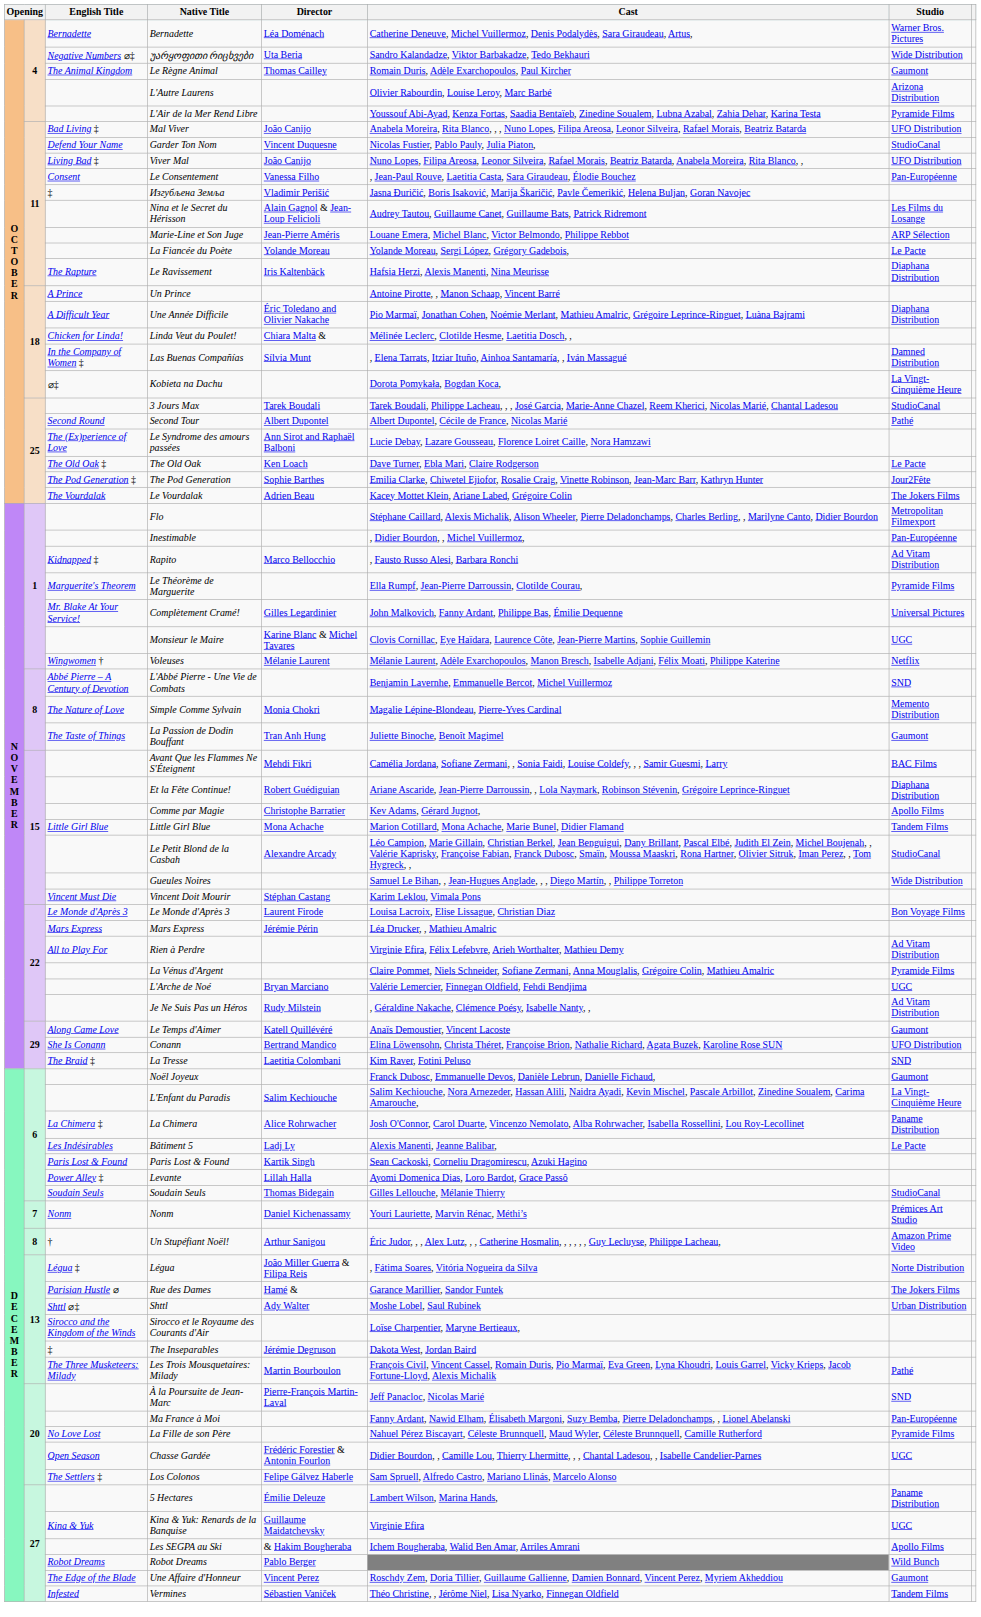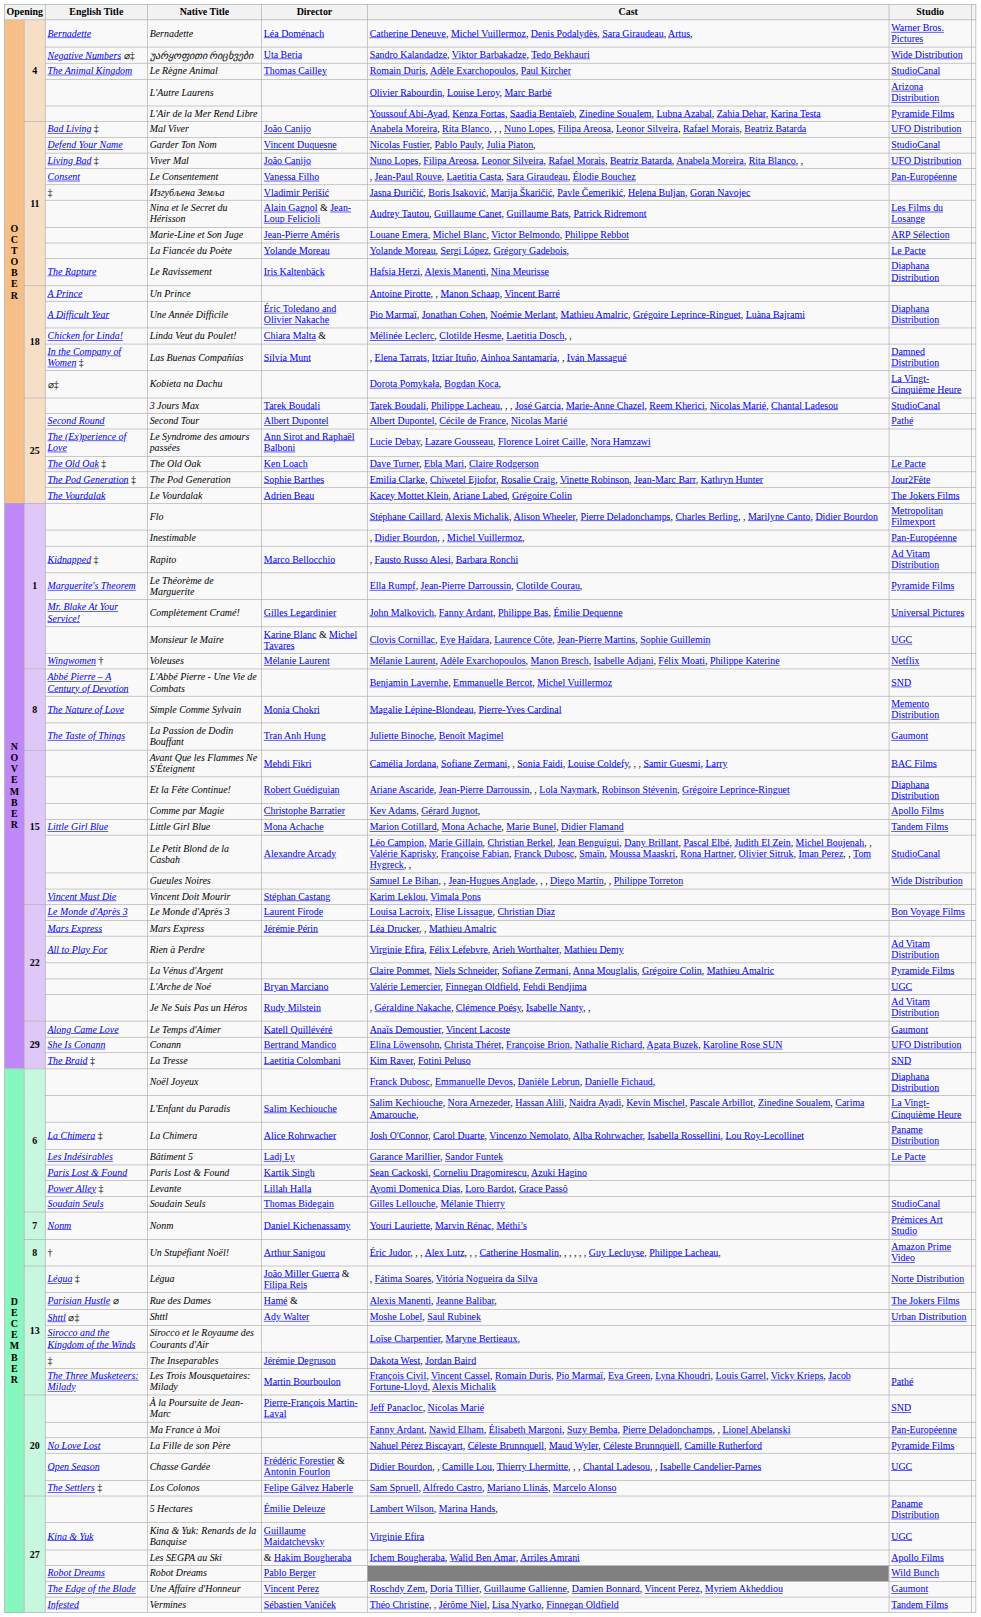(910, 71) Gaumont -> (916, 71) StudioCanal
(910, 1076) Gaumont -> (915, 1082) Diaphana Distribution
(433, 1146) Alexis Manenti, Jeanne Balibar, -> (436, 1157) Garance Marillier, Sandor Funtek
(436, 1290) Garance Marillier, Sandor Funtek -> (433, 1301) Alexis Manenti, Jeanne Balibar,
